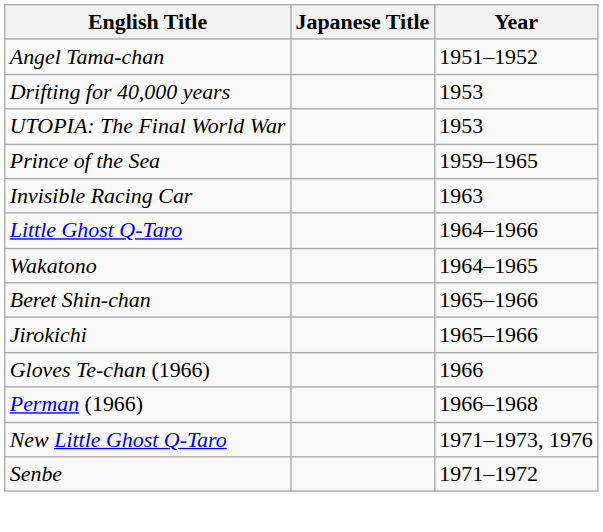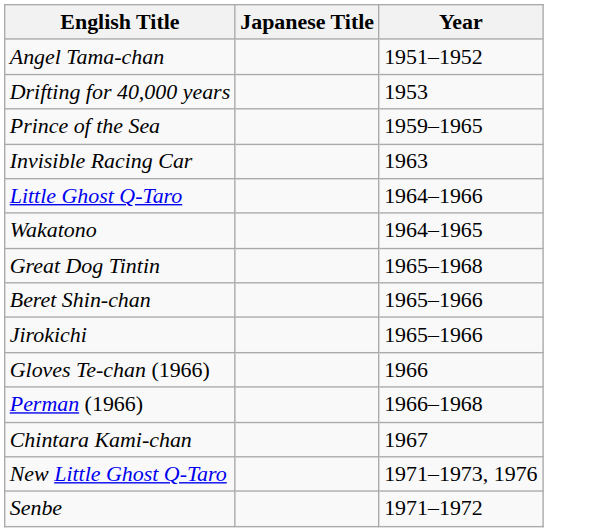- row: (148, 126)
+ row: (85, 265)
+ row: (101, 439)
